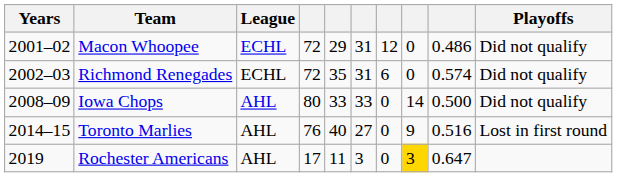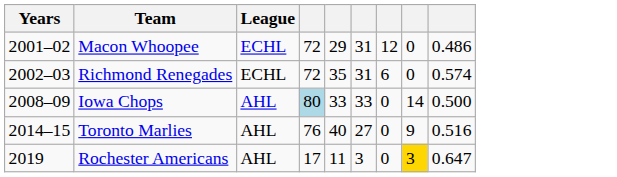- column: (543, 18)
(312, 102) no background -> (312, 102) lightblue background
